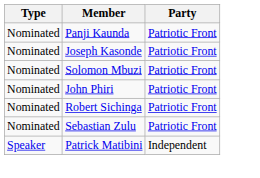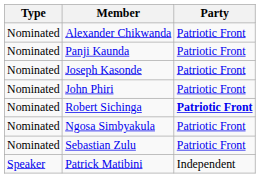+ row: (118, 32)
- row: (103, 70)
(182, 107) normal -> (215, 107) bold
+ row: (110, 126)
